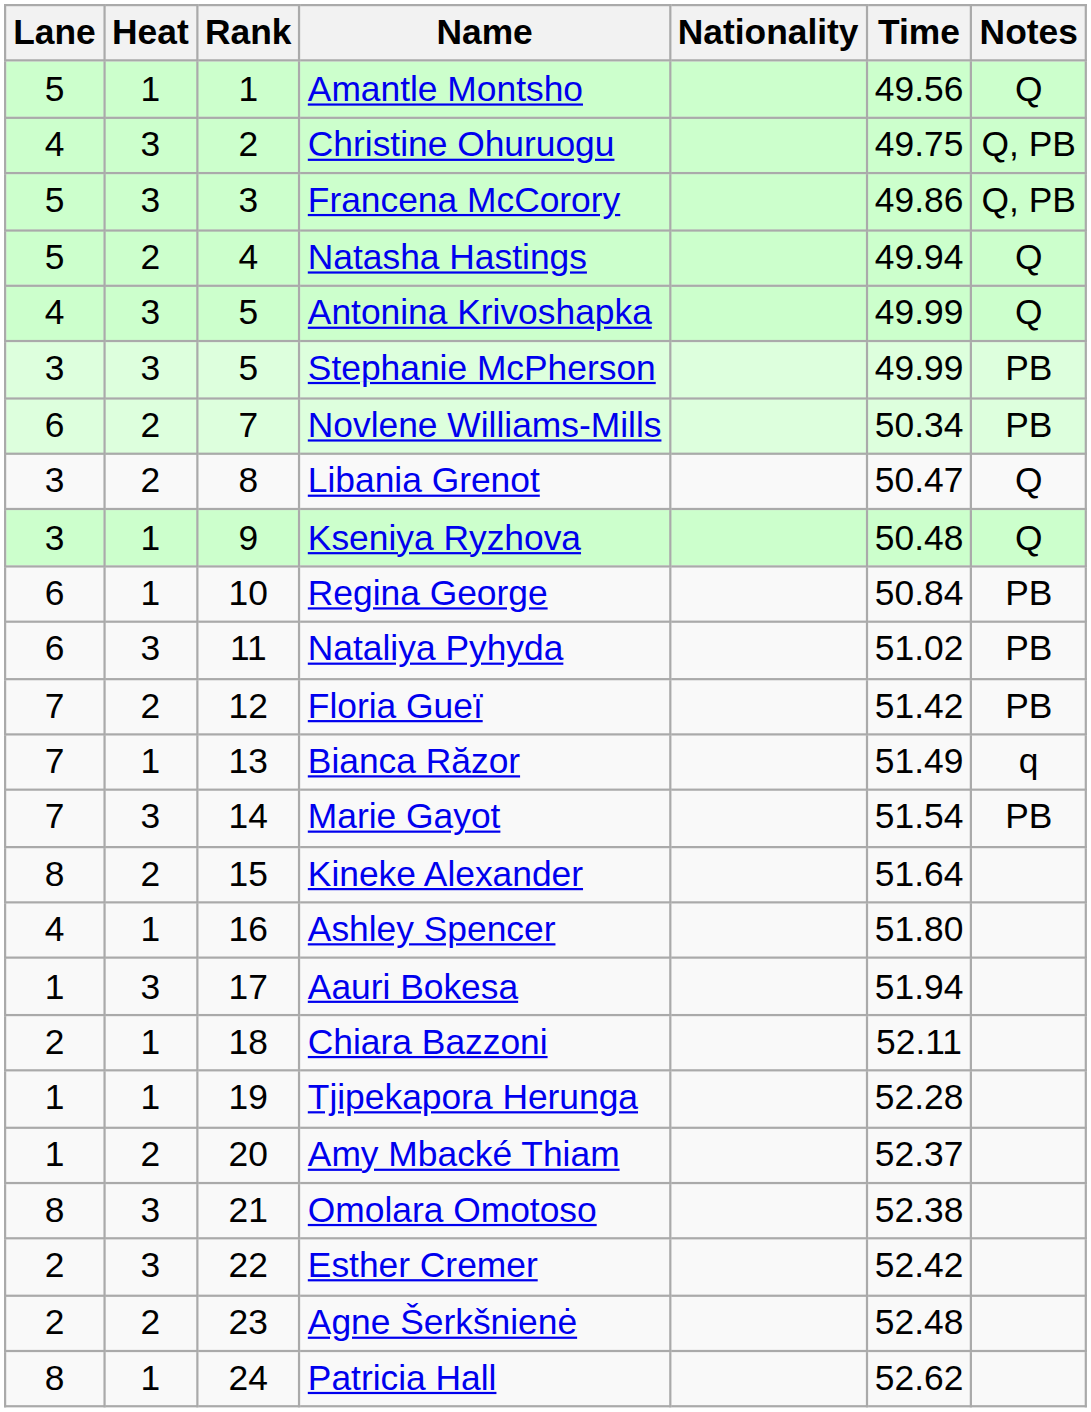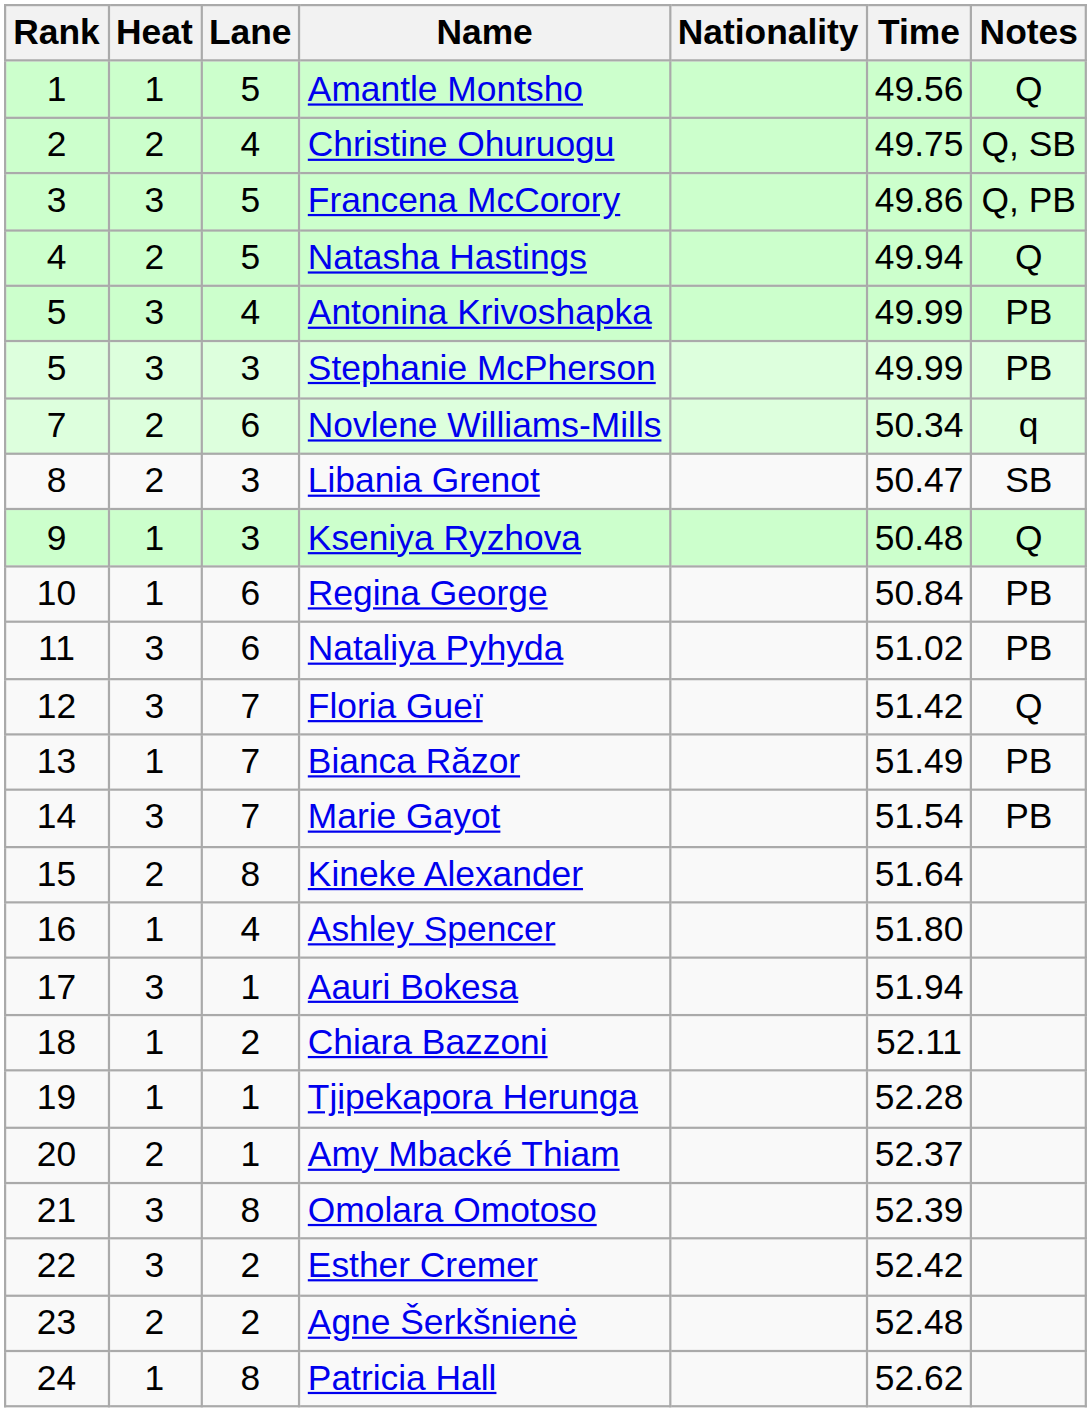columns swapped: (248, 32) <-> (55, 32)
(150, 144) 3 -> (154, 144) 2
(1029, 144) Q, PB -> (1029, 144) Q, SB
(1029, 312) Q -> (1029, 312) PB
(1029, 425) PB -> (1029, 425) q
(1029, 481) Q -> (1029, 481) SB
(150, 705) 2 -> (154, 705) 3
(1029, 705) PB -> (1029, 705) Q
(1029, 761) q -> (1029, 761) PB
(919, 1210) 52.38 -> (919, 1210) 52.39
